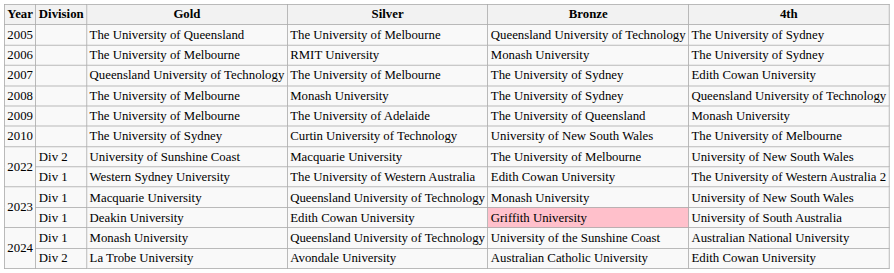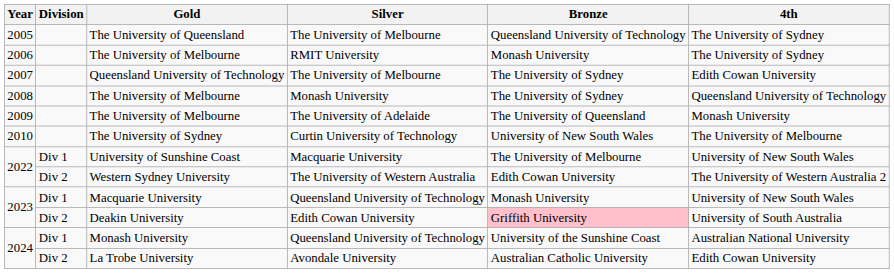(53, 156) Div 2 -> (53, 156) Div 1
(53, 177) Div 1 -> (53, 177) Div 2
(53, 217) Div 1 -> (53, 217) Div 2
